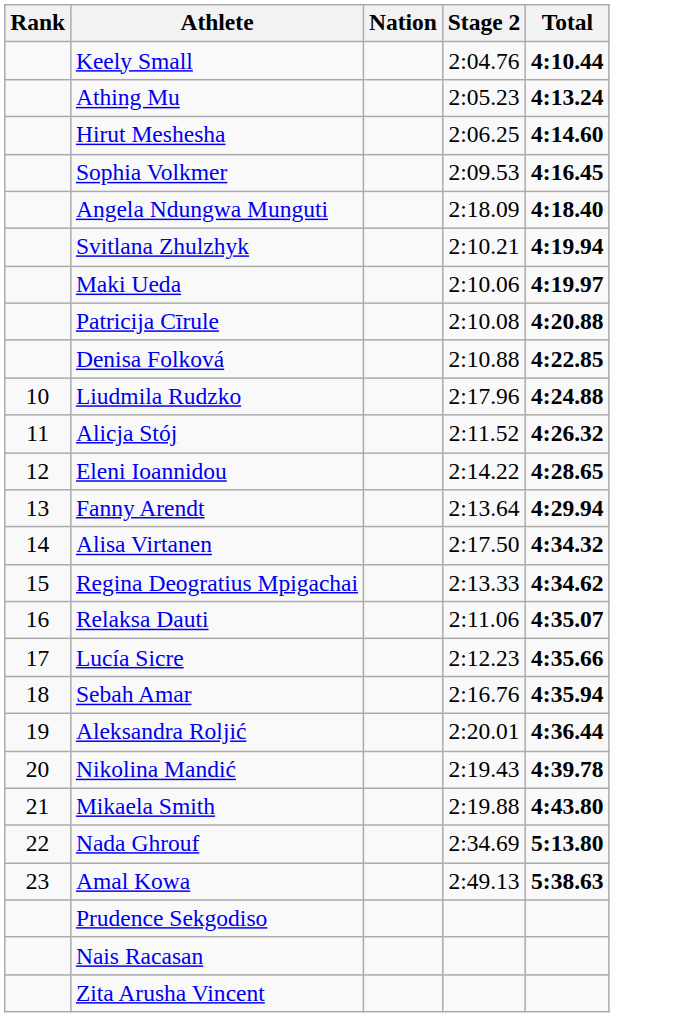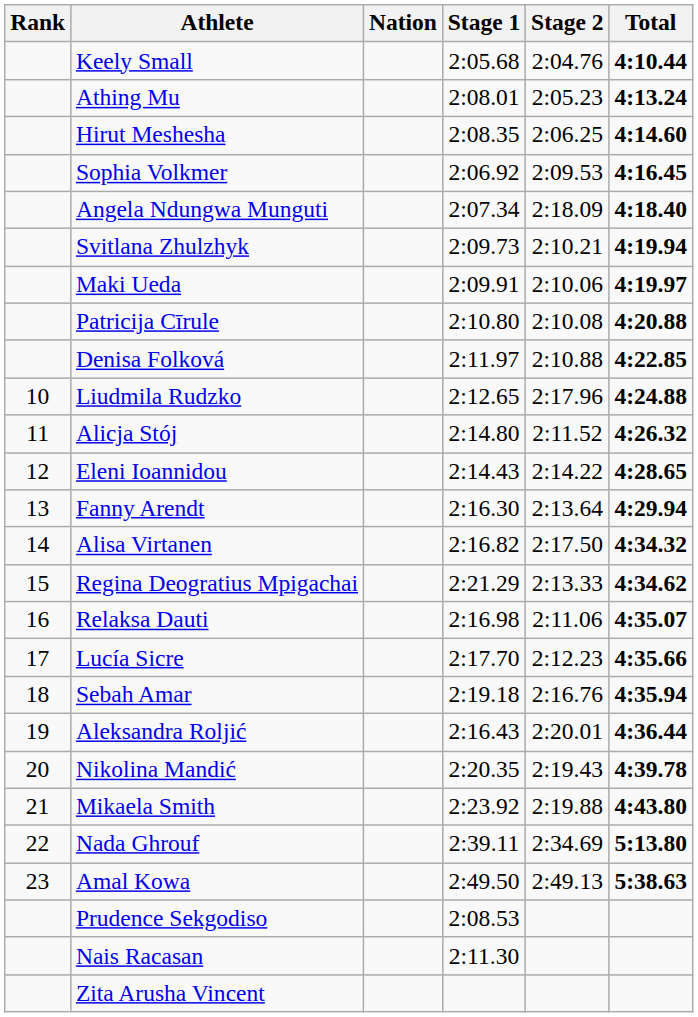+ column: (484, 23)
